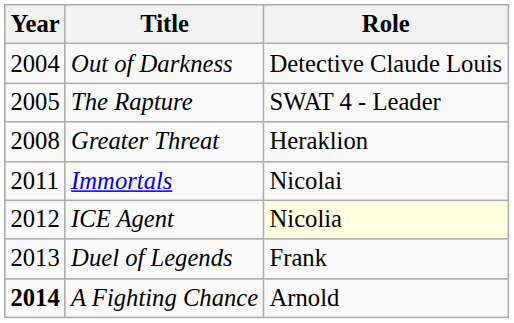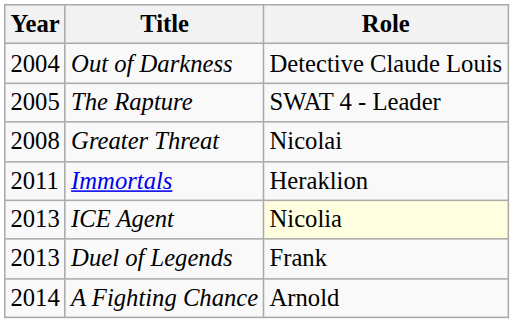(319, 141) Heraklion -> (306, 141) Nicolai
(306, 180) Nicolai -> (319, 180) Heraklion
(35, 219) 2012 -> (35, 219) 2013
(35, 297) bold -> (35, 297) normal
